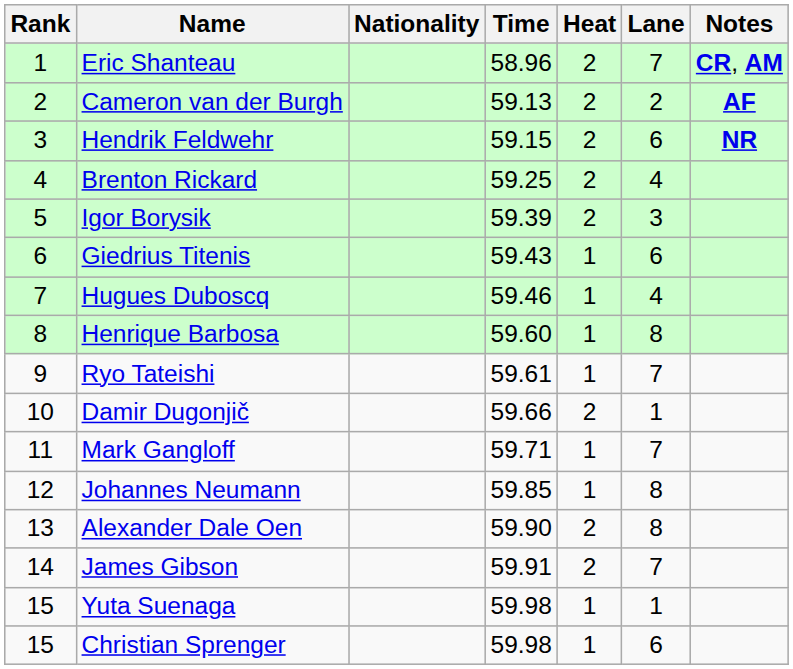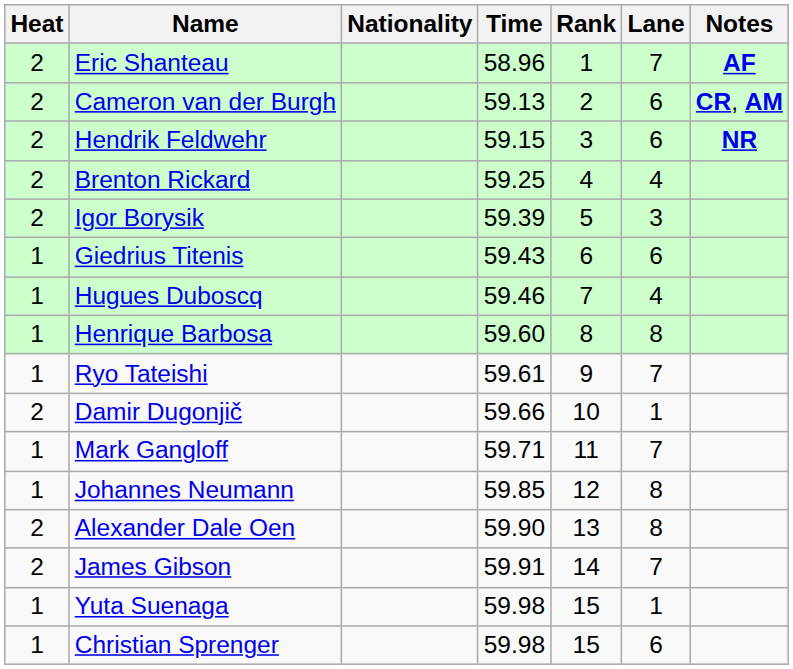columns swapped: (40, 23) <-> (590, 23)
(739, 62) CR, AM -> (739, 62) AF
(656, 101) 2 -> (656, 101) 6
(739, 101) AF -> (739, 101) CR, AM
